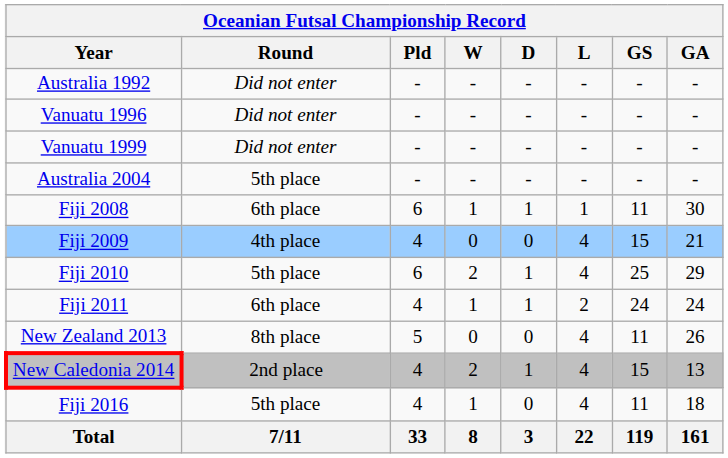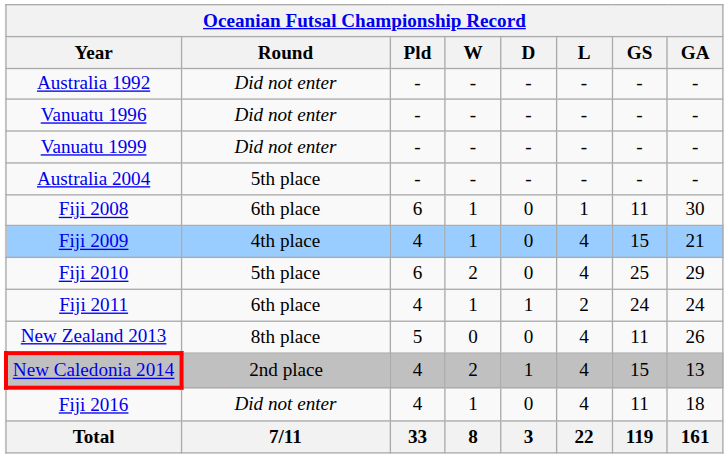(529, 210) 1 -> (529, 210) 0
(473, 241) 0 -> (473, 241) 1
(529, 273) 1 -> (529, 273) 0
(285, 404) 5th place -> (285, 404) Did not enter
